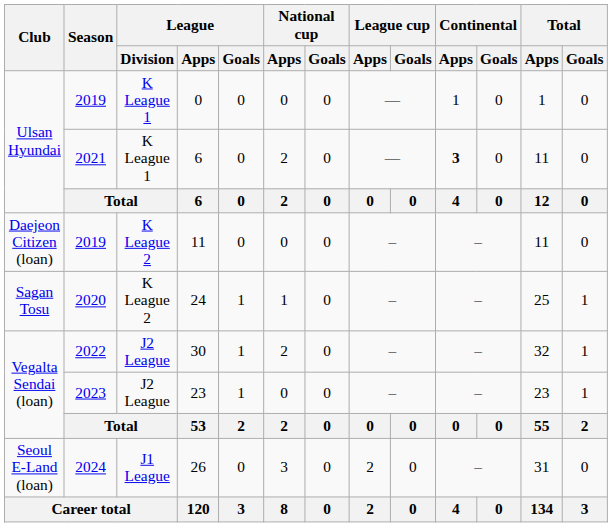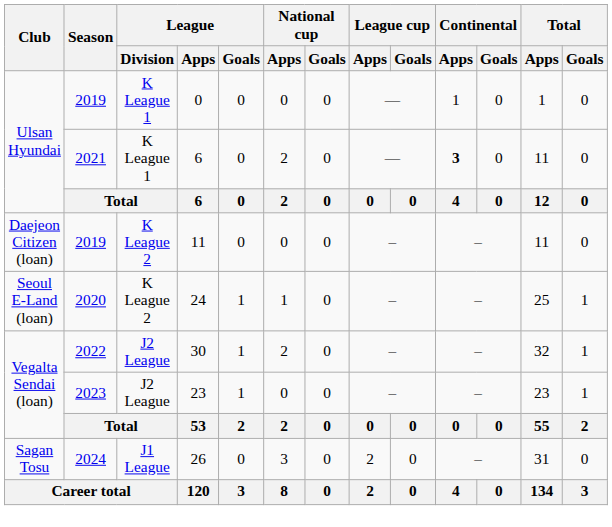(34, 301) Sagan Tosu -> (34, 301) Seoul E-Land (loan)
(34, 467) Seoul E-Land (loan) -> (34, 458) Sagan Tosu
